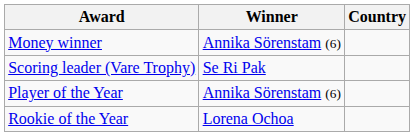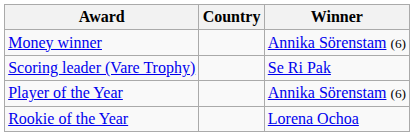columns swapped: (272, 17) <-> (377, 17)
